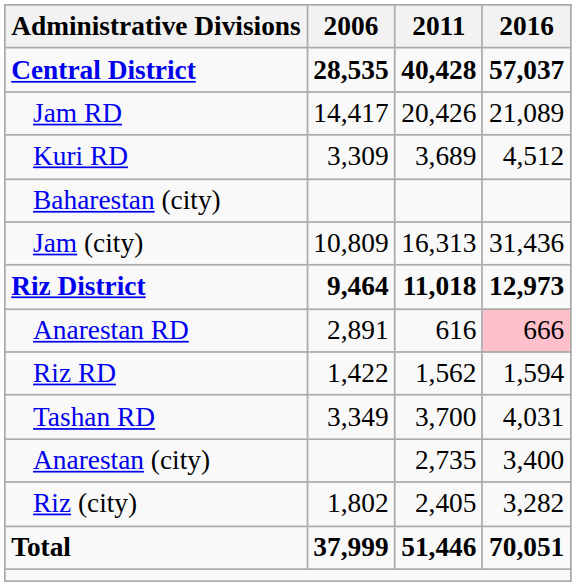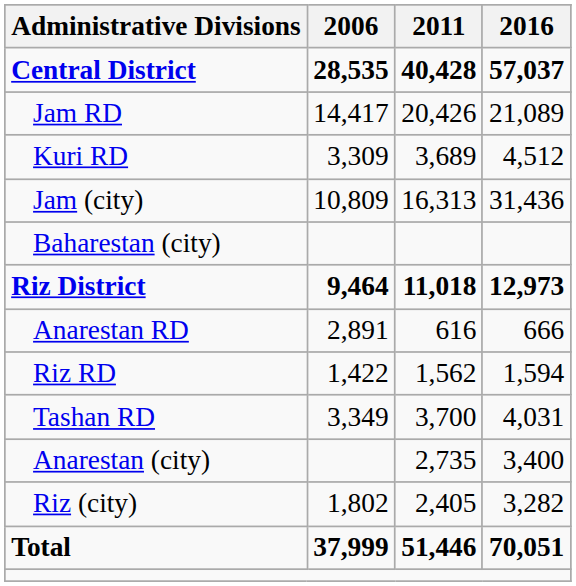rows swapped: (127, 199) <-> (88, 243)
(544, 329) pink background -> (544, 329) no background
